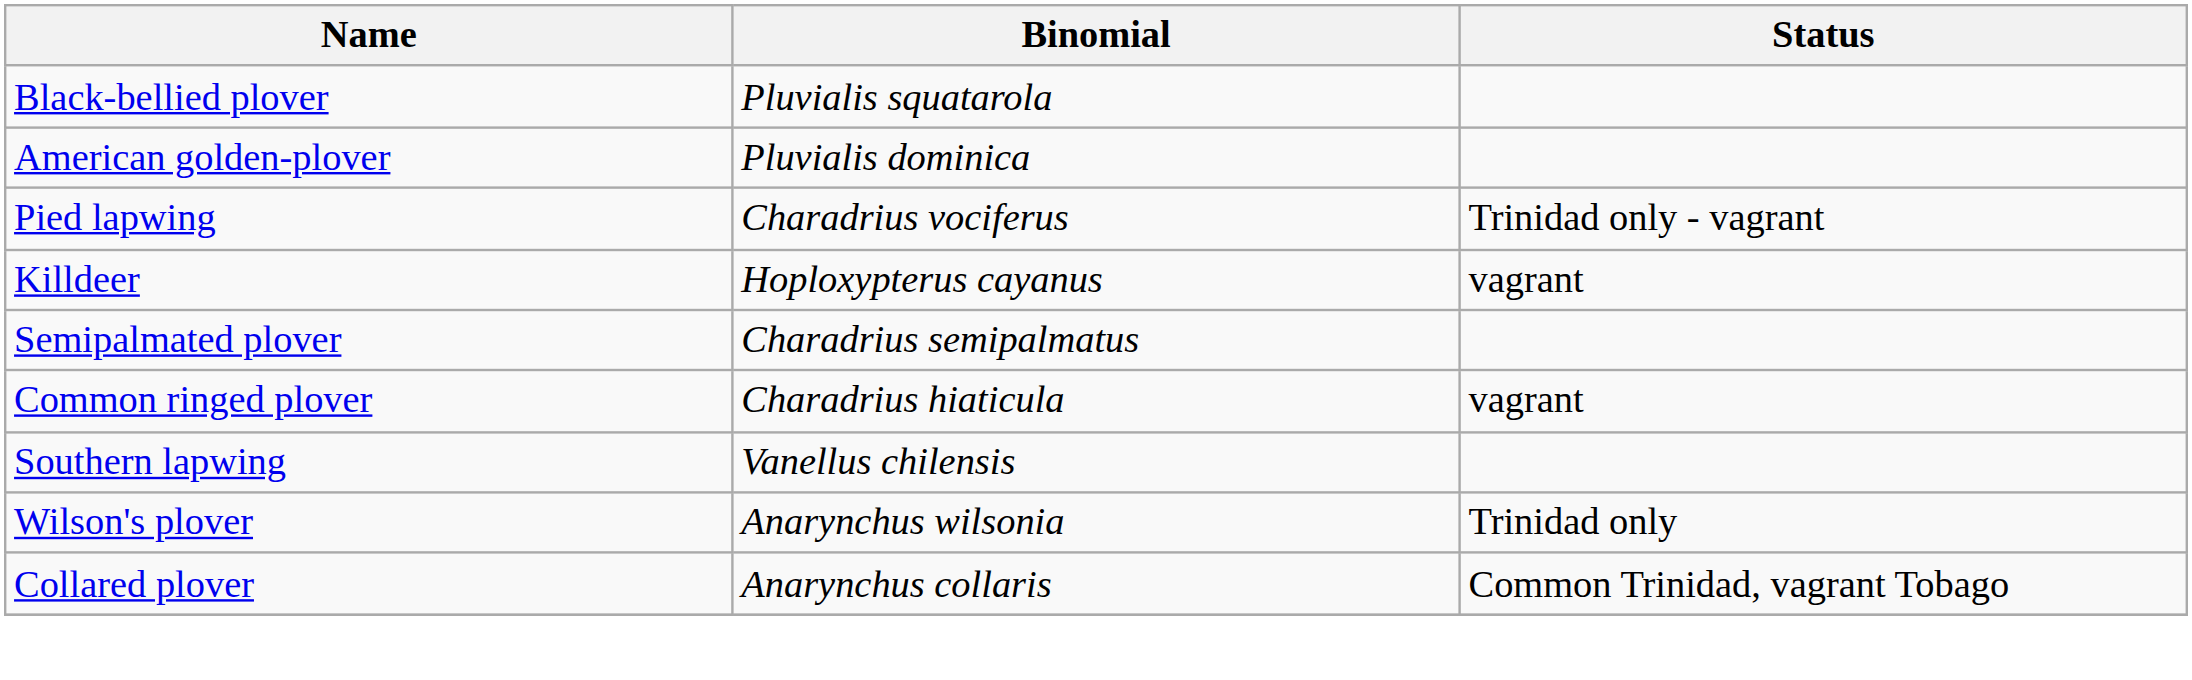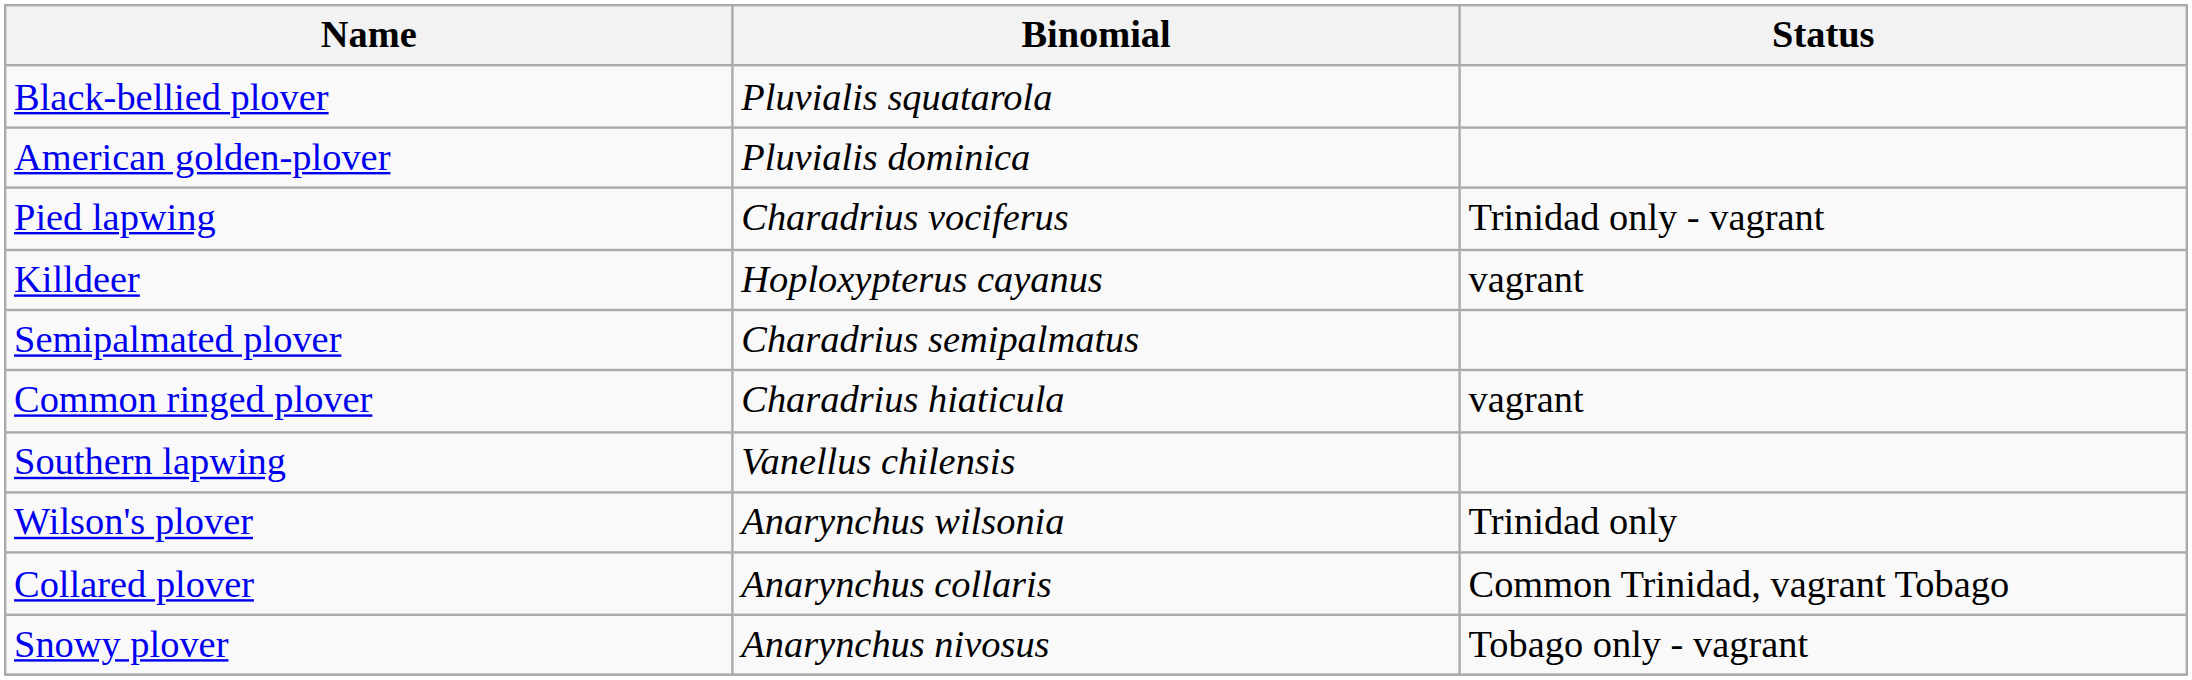+ row: (121, 643)
